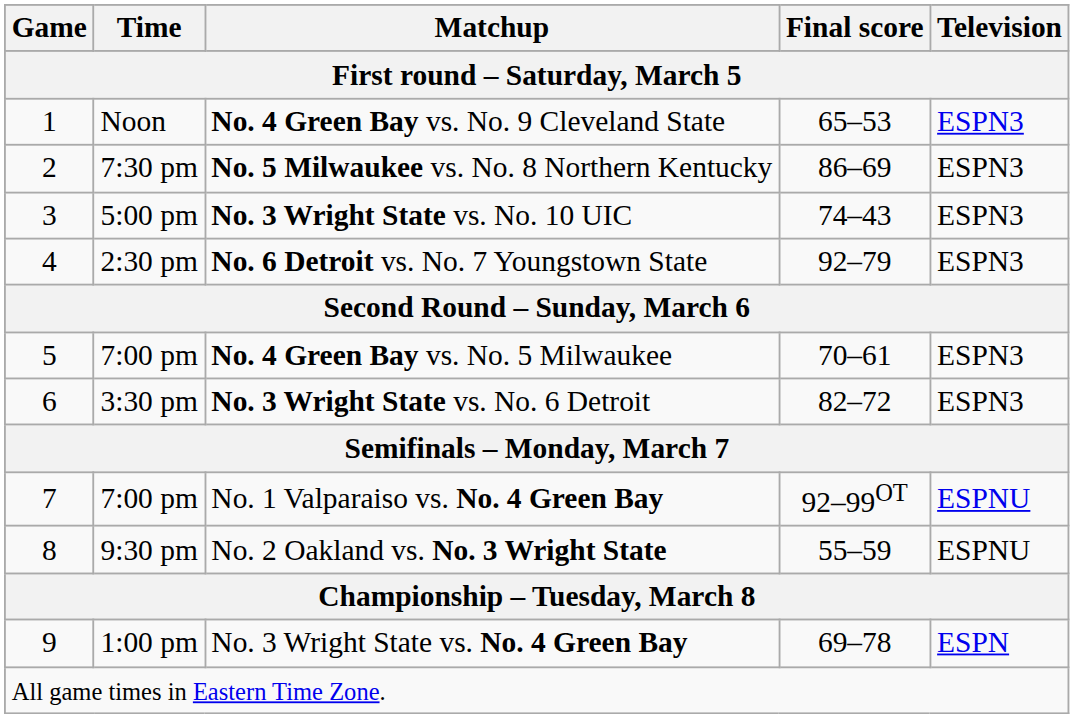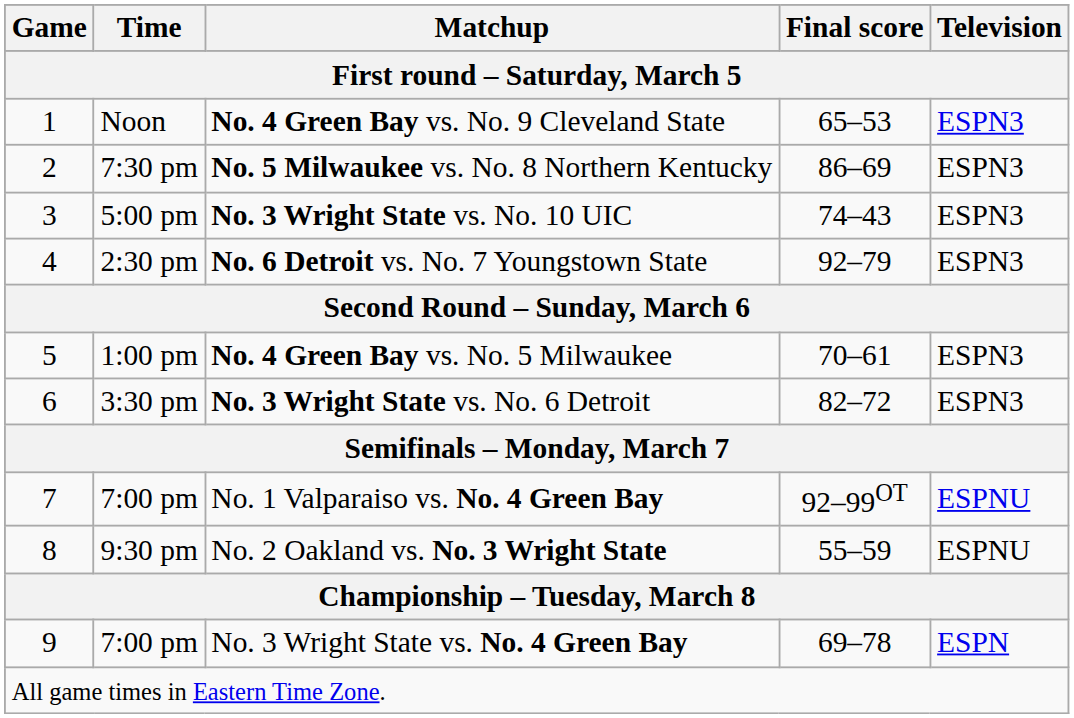(149, 354) 7:00 pm -> (149, 354) 1:00 pm
(149, 642) 1:00 pm -> (149, 642) 7:00 pm
